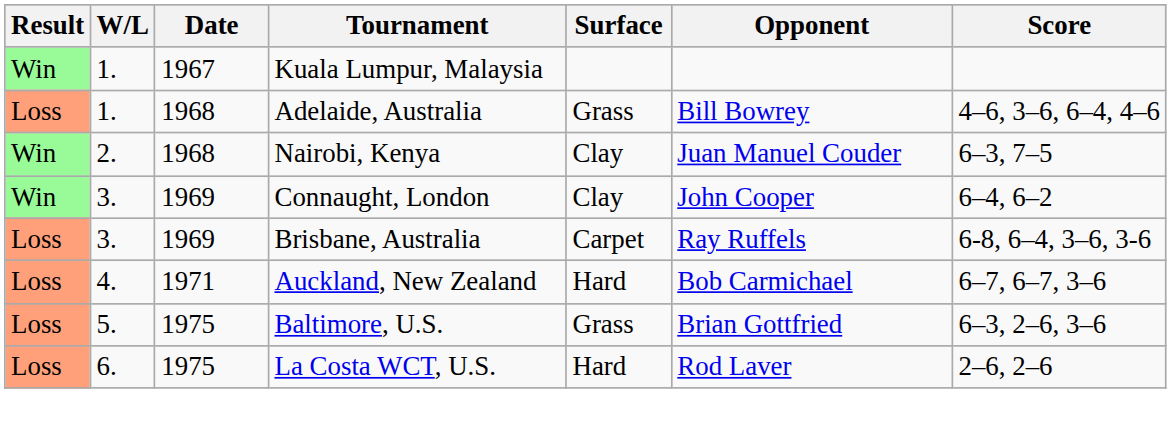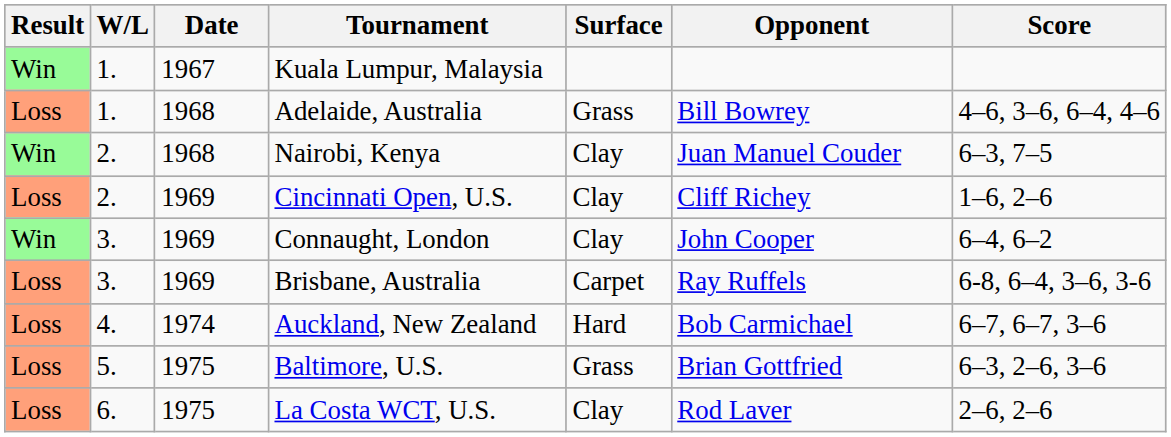+ row: (394, 196)
(188, 281) 1971 -> (188, 324) 1974
(599, 366) Hard -> (598, 409) Clay
